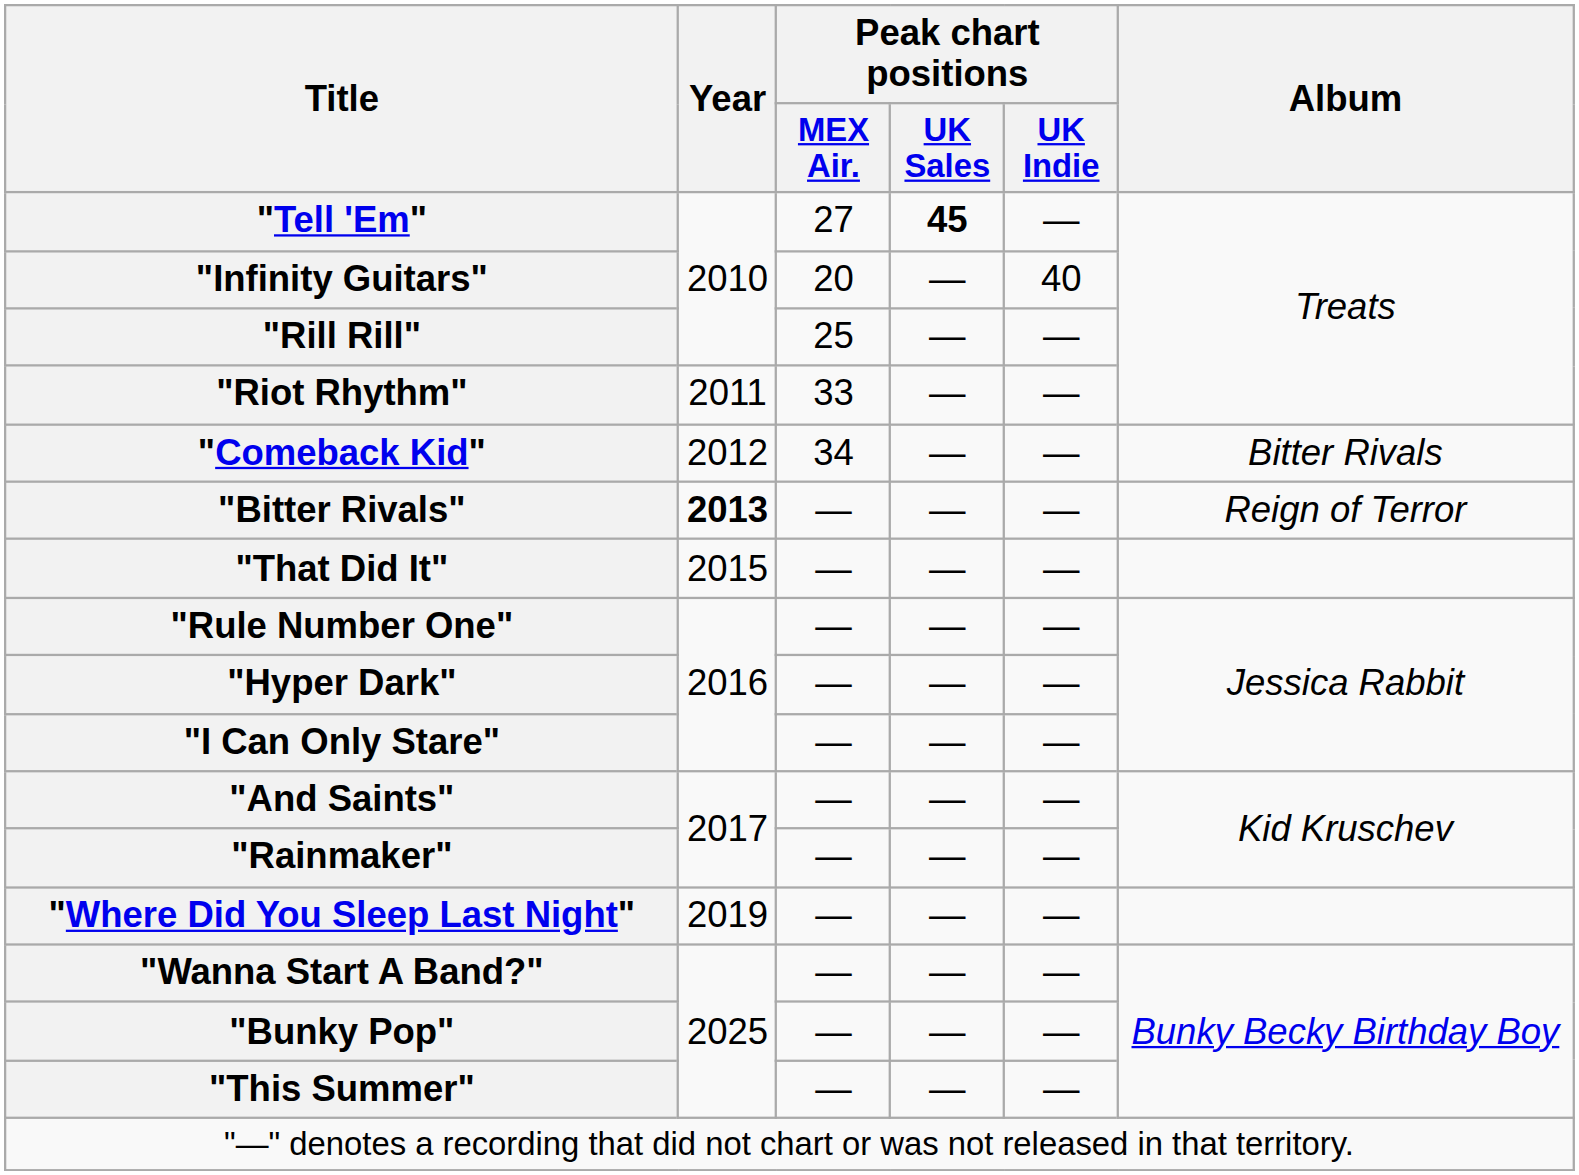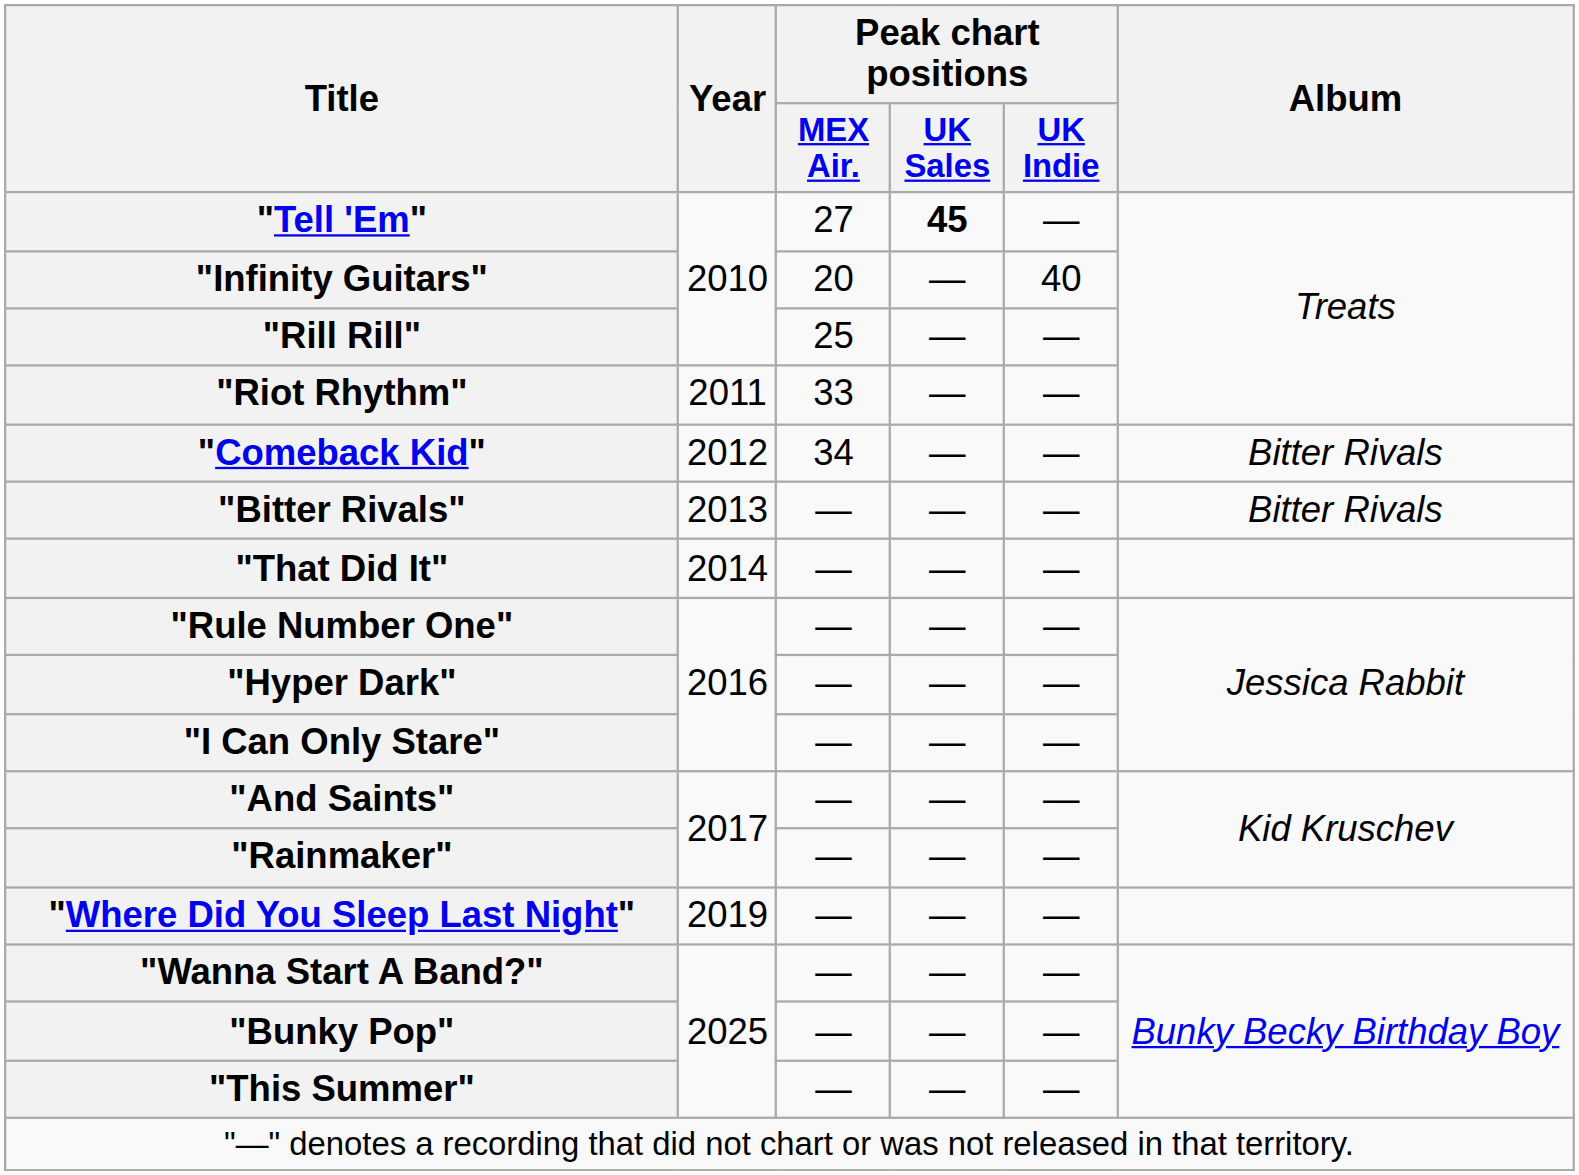(728, 509) bold -> (728, 509) normal
(1345, 509) Reign of Terror -> (1345, 509) Bitter Rivals
(728, 567) 2015 -> (728, 567) 2014
